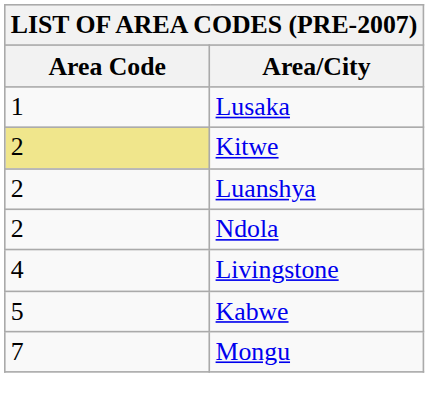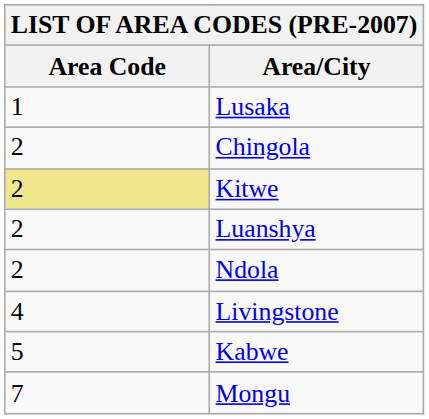+ row: (263, 147)
